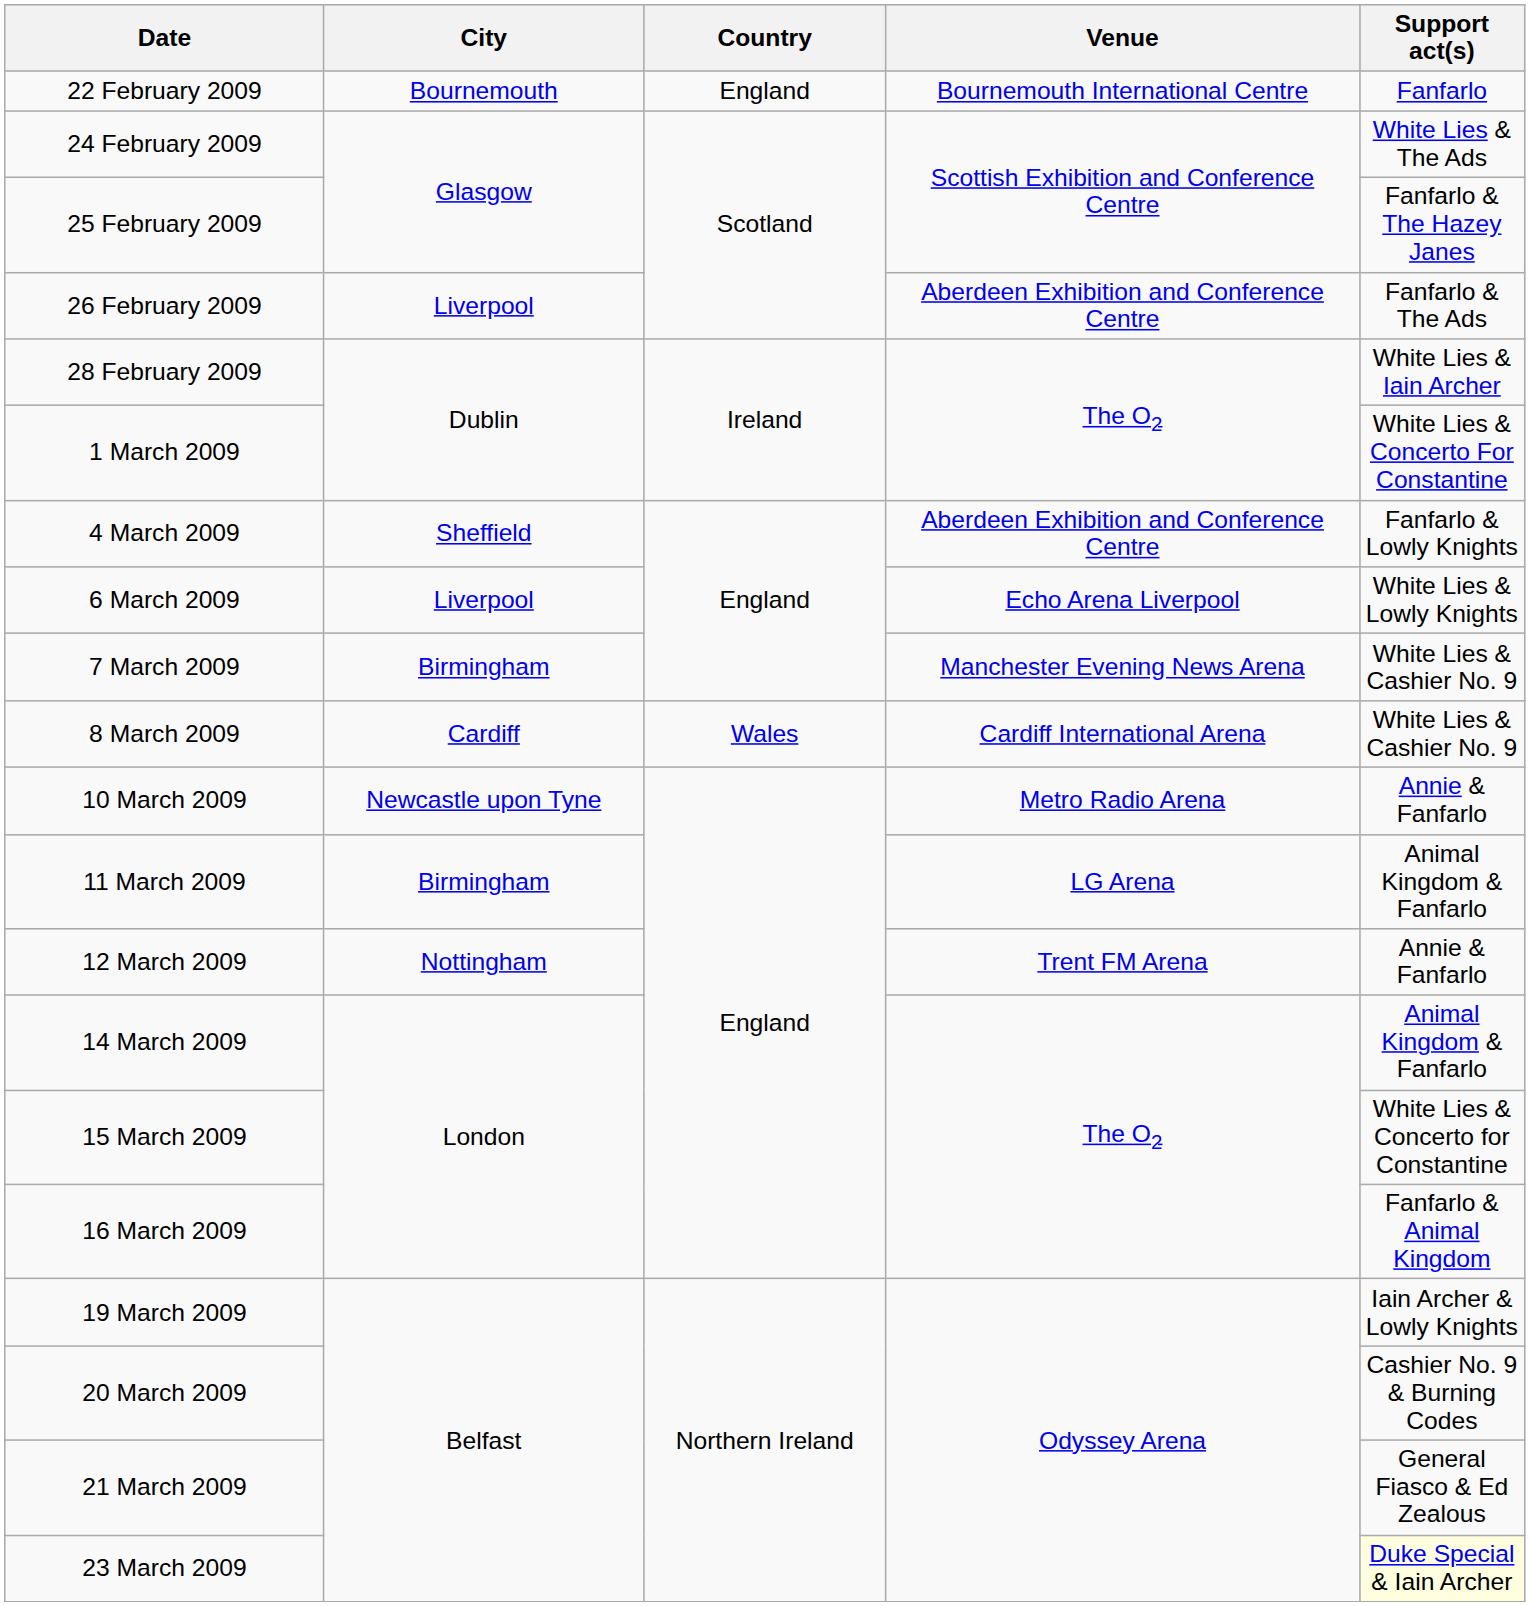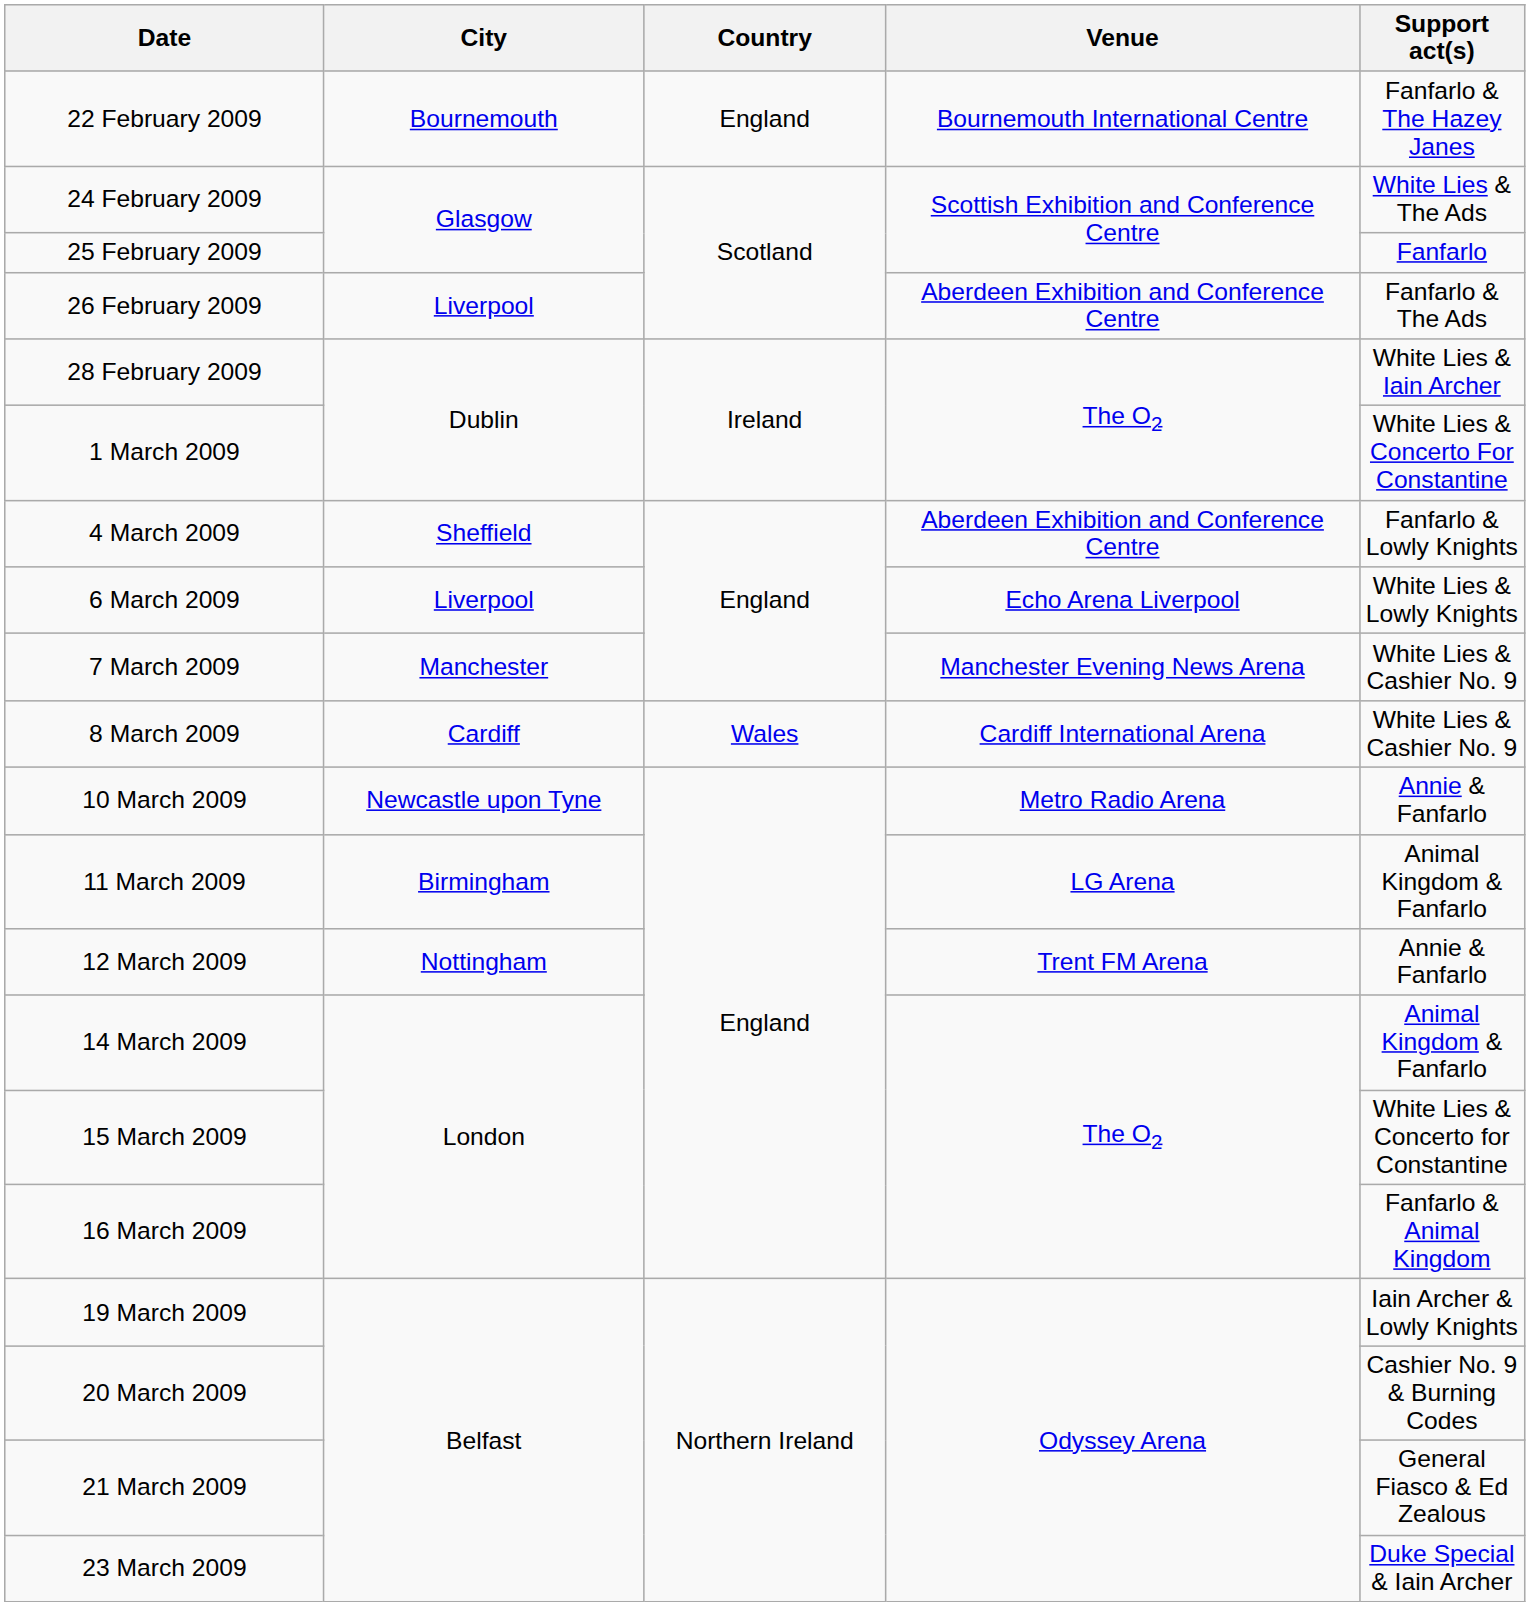(1442, 90) Fanfarlo -> (1442, 118) Fanfarlo & The Hazey Janes
(1442, 224) Fanfarlo & The Hazey Janes -> (1442, 252) Fanfarlo
(484, 666) Birmingham -> (484, 666) Manchester
(1442, 1567) lightyellow background -> (1442, 1567) no background
